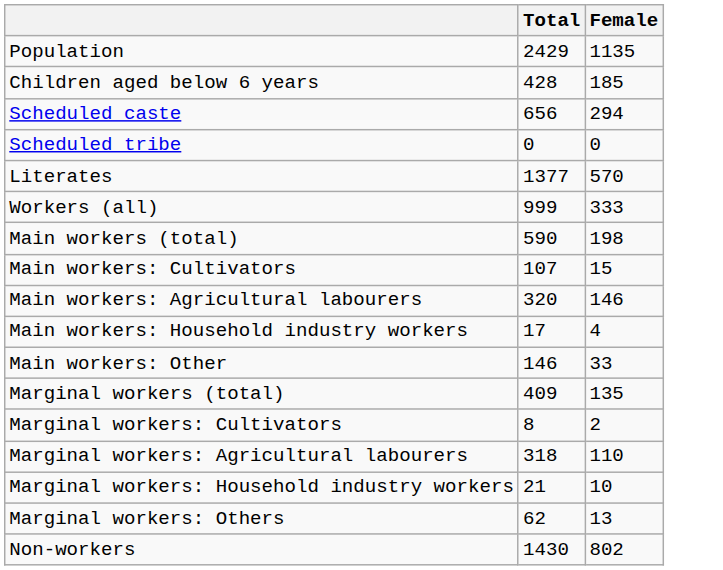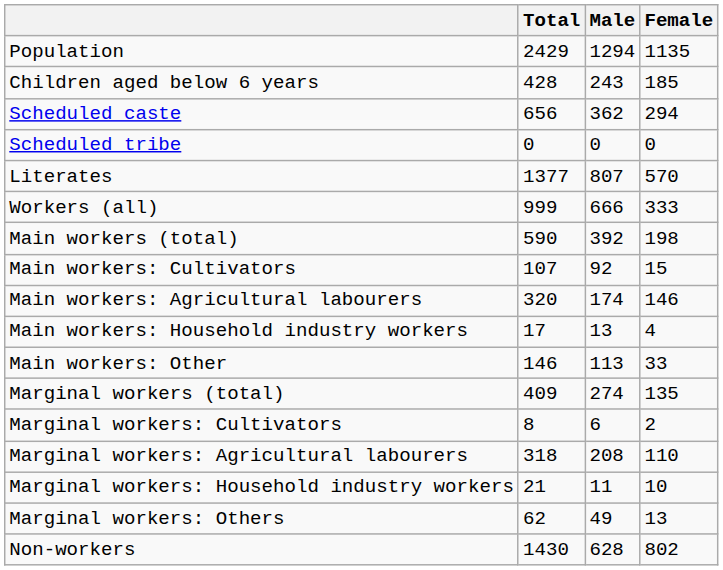+ column: (612, 20)
